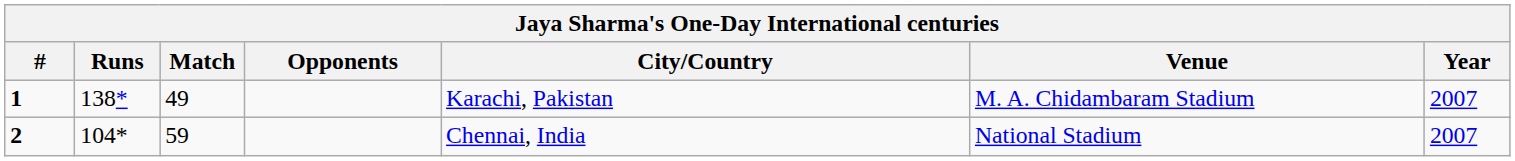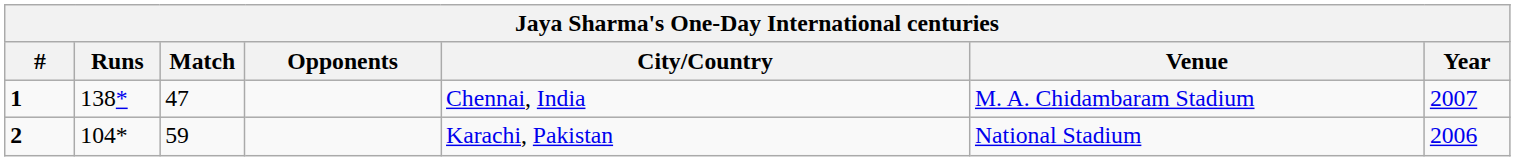(177, 98) 49 -> (177, 98) 47
(530, 98) Karachi, Pakistan -> (516, 98) Chennai, India
(516, 135) Chennai, India -> (530, 135) Karachi, Pakistan
(1454, 135) 2007 -> (1454, 135) 2006
